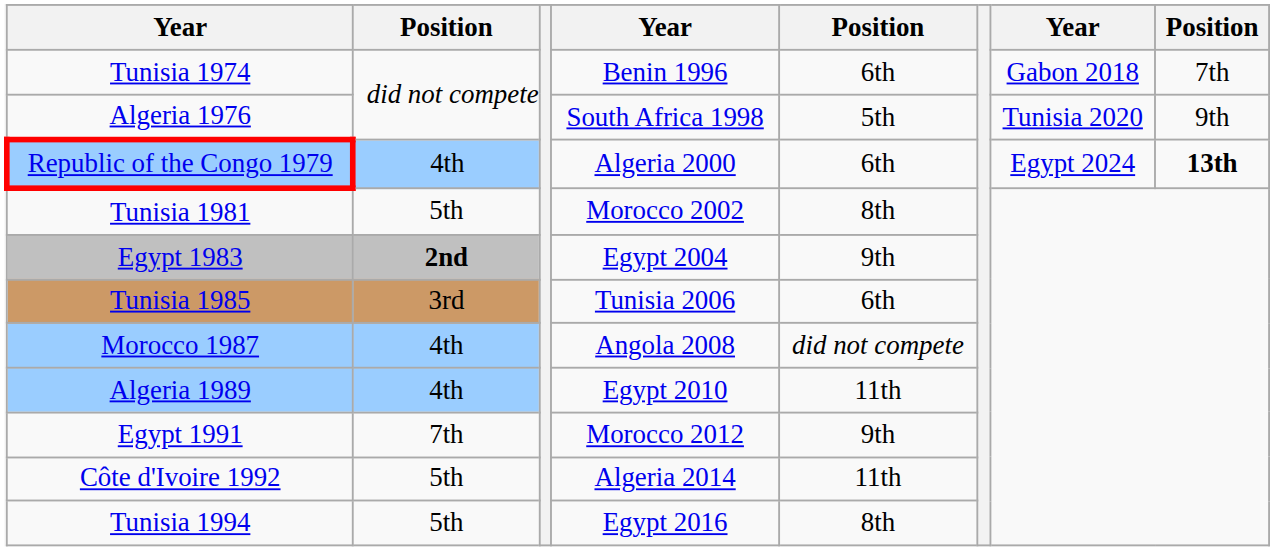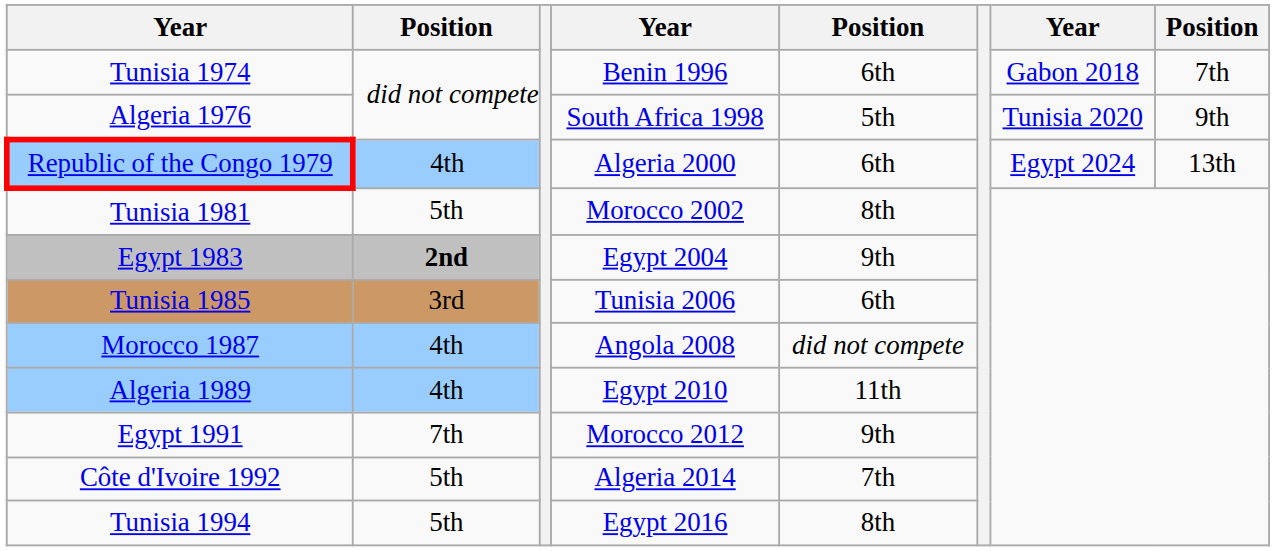(1212, 164) bold -> (1212, 164) normal
(878, 478) 11th -> (878, 478) 7th
